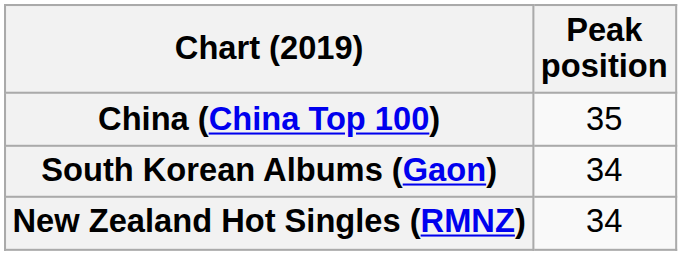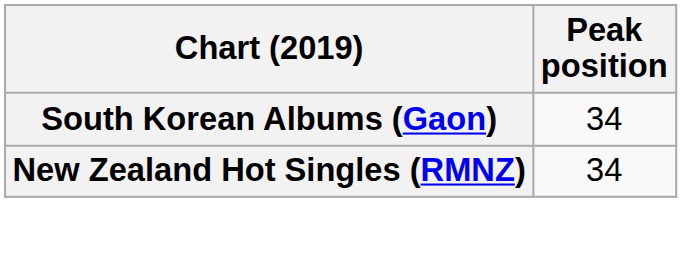- row: (269, 118)
